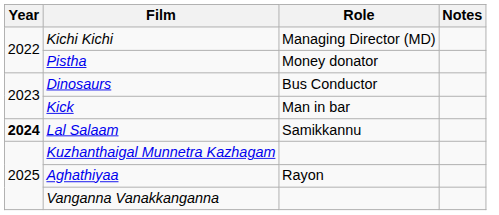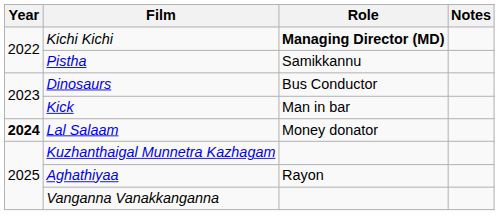(359, 38) normal -> (363, 38) bold
(330, 61) Money donator -> (322, 61) Samikkannu
(322, 130) Samikkannu -> (330, 130) Money donator
